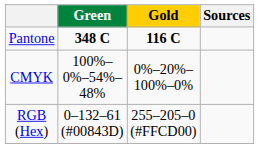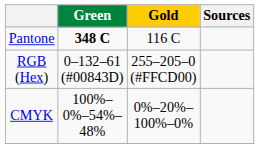(163, 38) bold -> (163, 38) normal
rows swapped: (32, 123) <-> (32, 77)
